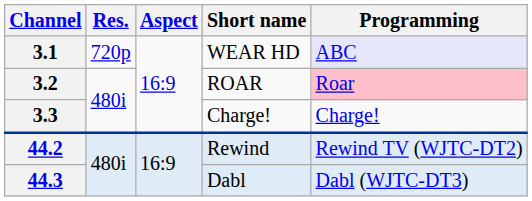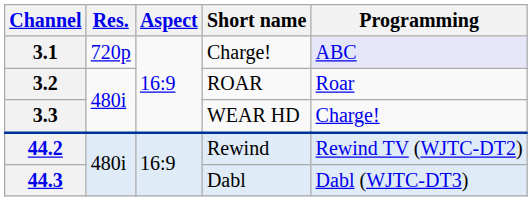(253, 52) WEAR HD -> (239, 52) Charge!
(335, 83) pink background -> (335, 83) no background
(239, 115) Charge! -> (253, 115) WEAR HD
